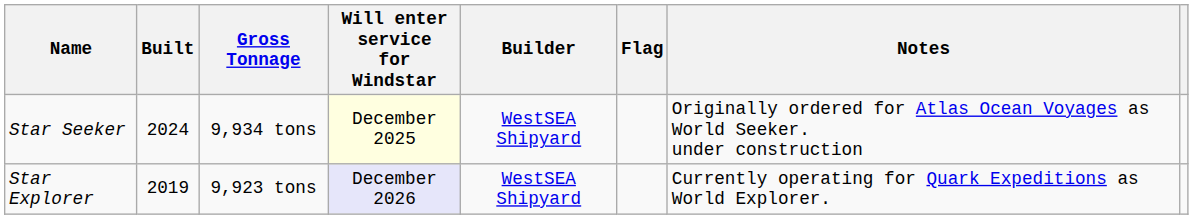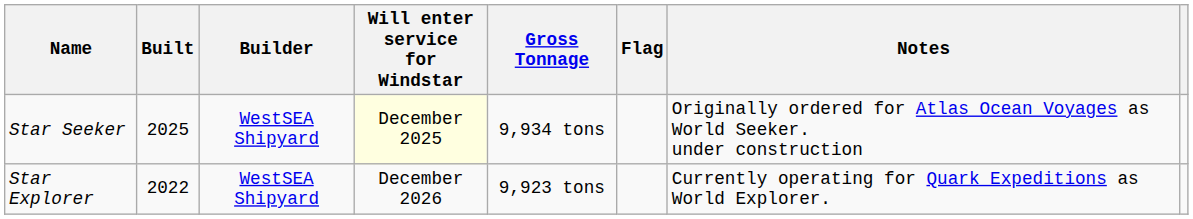columns swapped: (539, 50) <-> (263, 50)
(168, 130) 2024 -> (168, 130) 2025
(168, 189) 2019 -> (168, 189) 2022
(395, 189) lavender background -> (421, 189) no background
